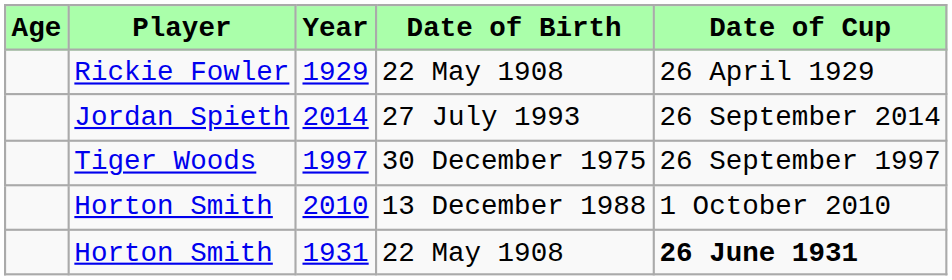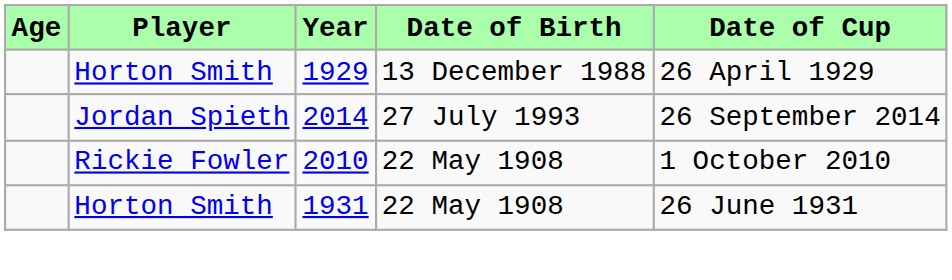(182, 72) Rickie Fowler -> (174, 72) Horton Smith
(473, 72) 22 May 1908 -> (514, 72) 13 December 1988
- row: (336, 162)
(174, 207) Horton Smith -> (182, 162) Rickie Fowler
(514, 207) 13 December 1988 -> (473, 162) 22 May 1908
(759, 252) bold -> (759, 207) normal
